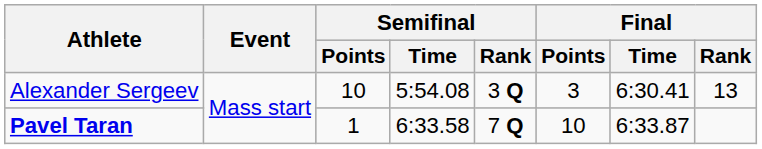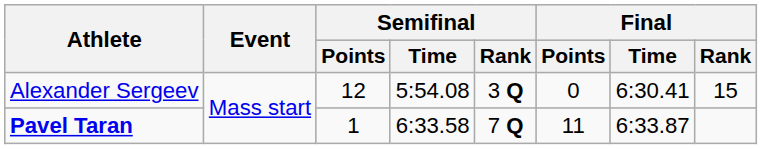(353, 91) 10 -> (353, 91) 12
(573, 91) 3 -> (573, 91) 0
(726, 91) 13 -> (726, 91) 15
(573, 126) 10 -> (573, 126) 11
